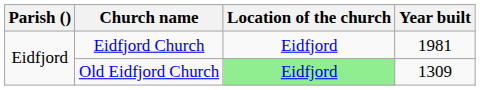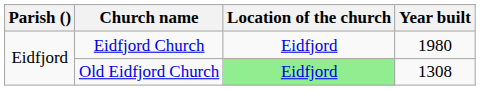(435, 44) 1981 -> (435, 44) 1980
(435, 71) 1309 -> (435, 71) 1308
